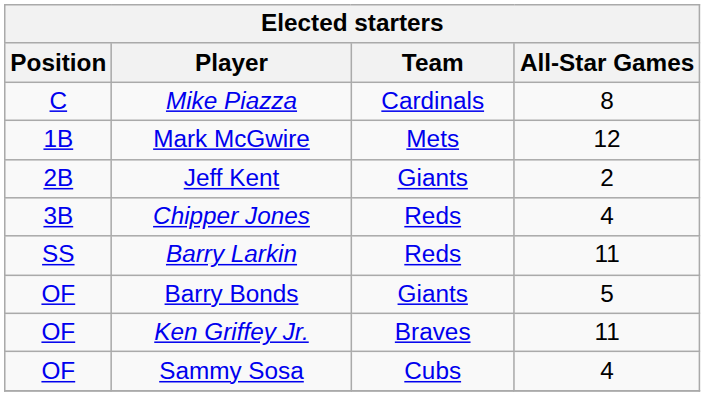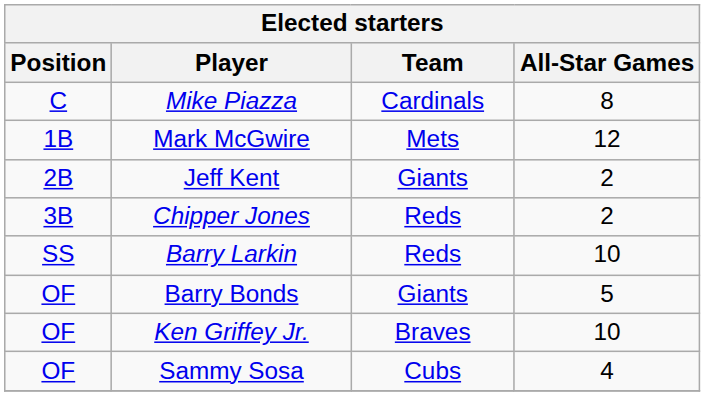(607, 216) 4 -> (607, 216) 2
(607, 255) 11 -> (607, 255) 10
(607, 332) 11 -> (607, 332) 10
